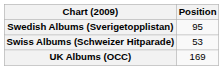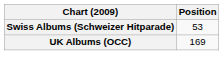- row: (90, 27)
